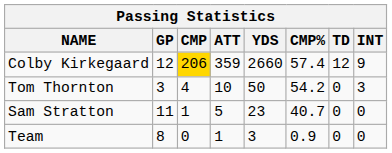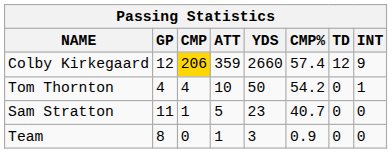(161, 88) 3 -> (161, 88) 4
(361, 88) 3 -> (361, 88) 1
